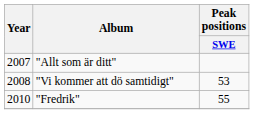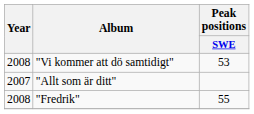rows swapped: (76, 62) <-> (105, 81)
(19, 99) 2010 -> (19, 99) 2008
